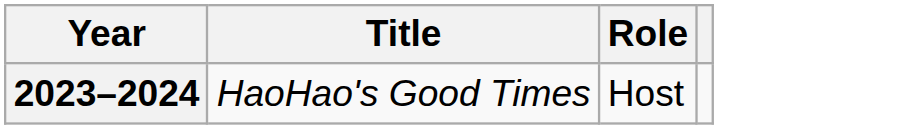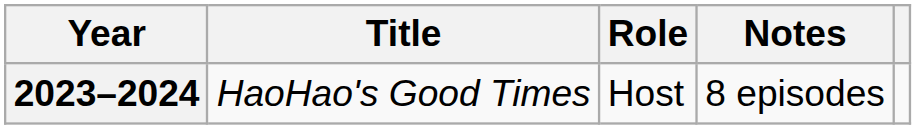+ column: (795, 33)
